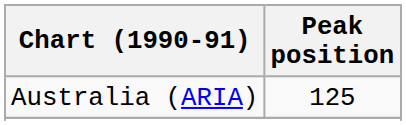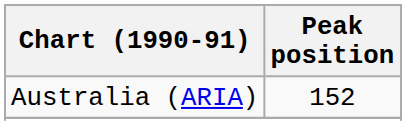(332, 98) 125 -> (332, 98) 152
